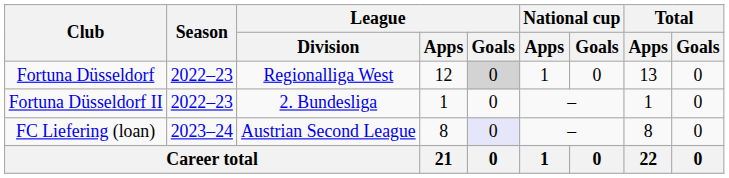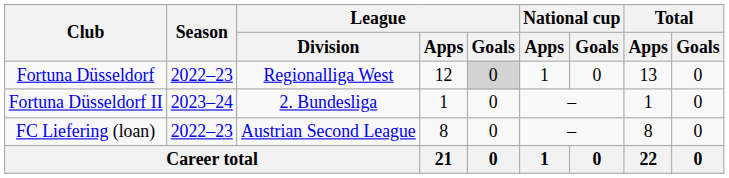(202, 103) 2022–23 -> (202, 103) 2023–24
(202, 131) 2023–24 -> (202, 131) 2022–23
(493, 131) lavender background -> (493, 131) no background
